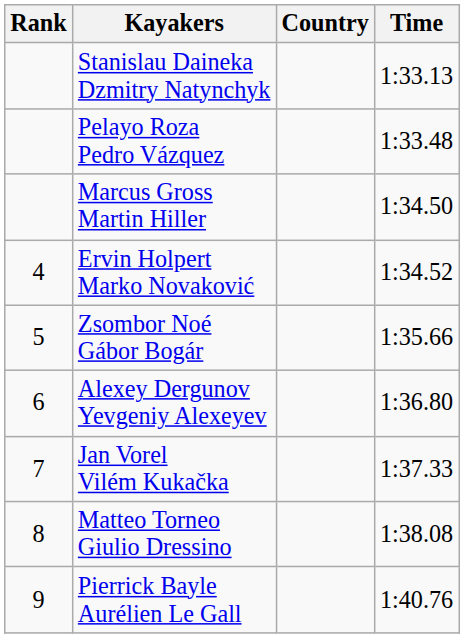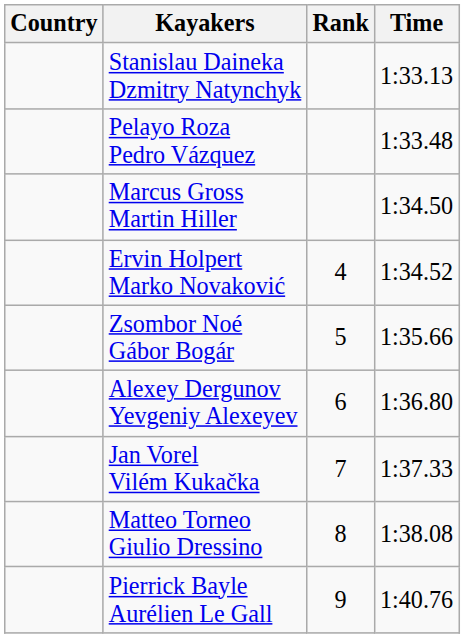columns swapped: (39, 23) <-> (325, 23)
